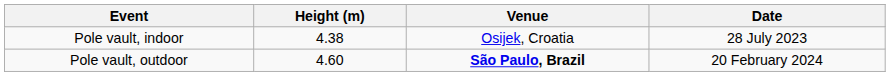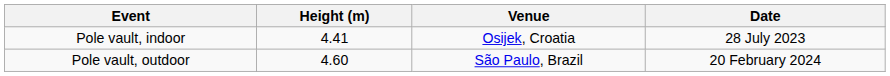(330, 38) 4.38 -> (334, 38) 4.41
(528, 61) bold -> (529, 61) normal
